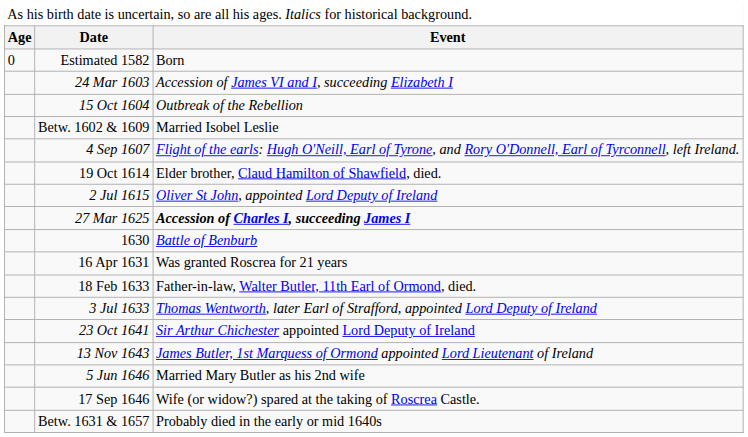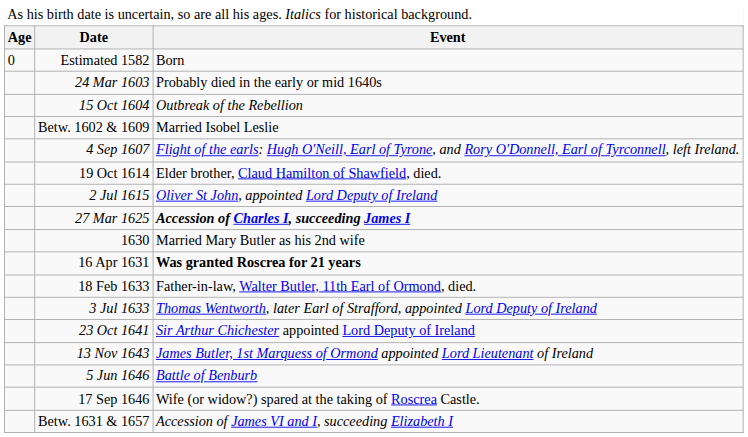(304, 82) Accession of James VI and I, succeeding Elizabeth I -> (269, 82) Probably died in the early or mid 1640s
(207, 240) Battle of Benburb -> (260, 240) Married Mary Butler as his 2nd wife
(252, 263) normal -> (258, 263) bold
(260, 376) Married Mary Butler as his 2nd wife -> (207, 376) Battle of Benburb
(269, 421) Probably died in the early or mid 1640s -> (304, 421) Accession of James VI and I, succeeding Elizabeth I
